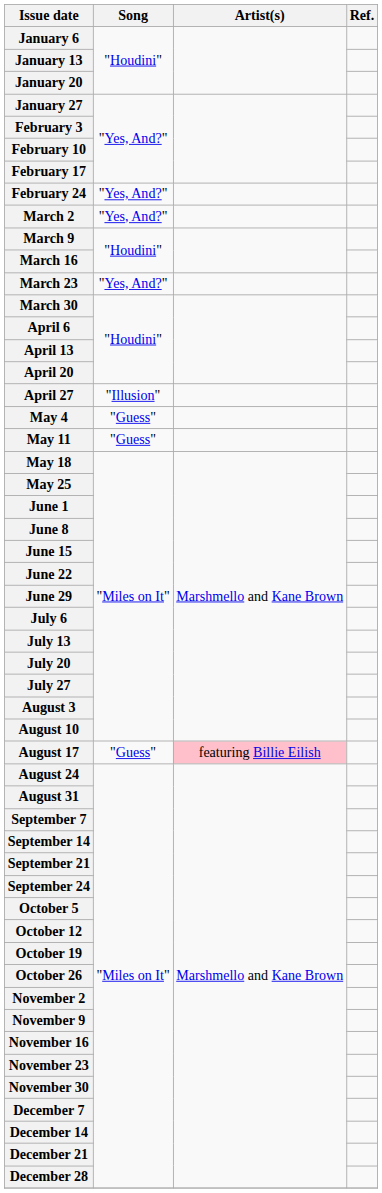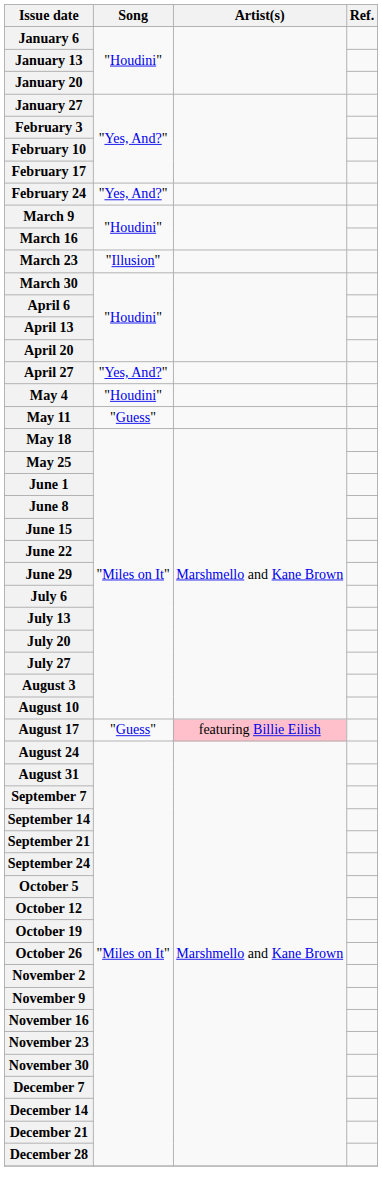- row: (49, 216)
(133, 283) "Yes, And?" -> (133, 261) "Illusion"
(133, 395) "Illusion" -> (133, 372) "Yes, And?"
(133, 417) "Guess" -> (133, 395) "Houdini"
